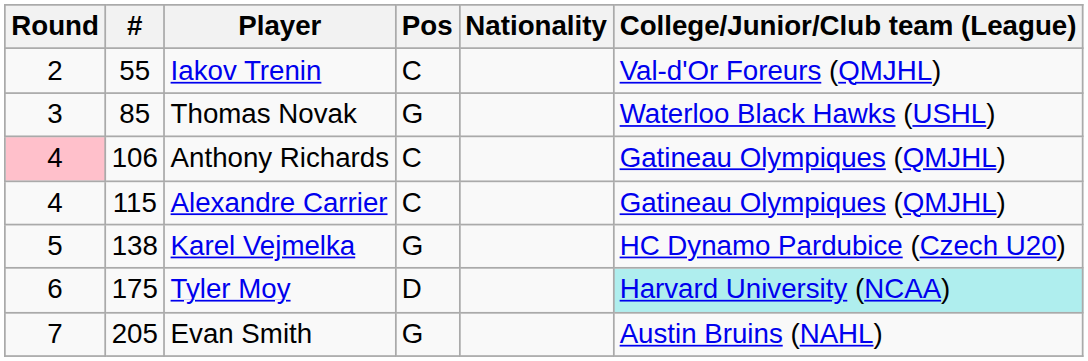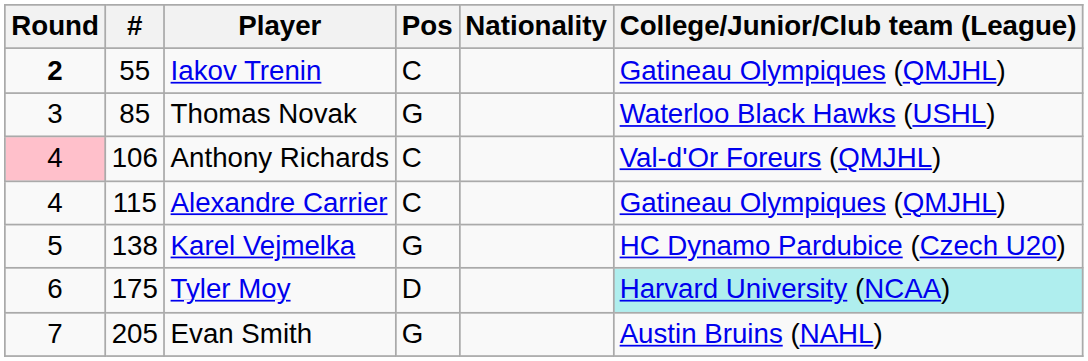(55, 70) normal -> (55, 70) bold
(780, 70) Val-d'Or Foreurs (QMJHL) -> (813, 70) Gatineau Olympiques (QMJHL)
(813, 158) Gatineau Olympiques (QMJHL) -> (780, 158) Val-d'Or Foreurs (QMJHL)
